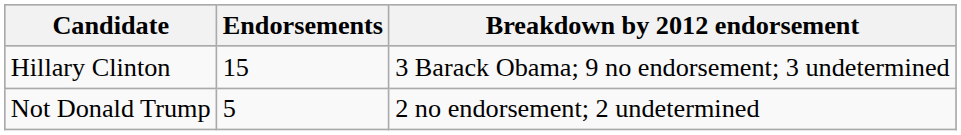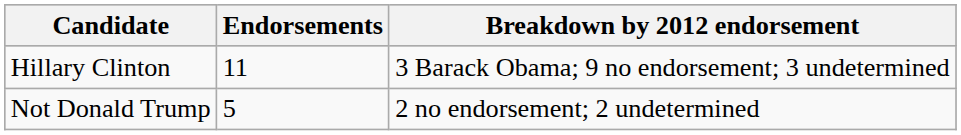(236, 66) 15 -> (235, 66) 11
